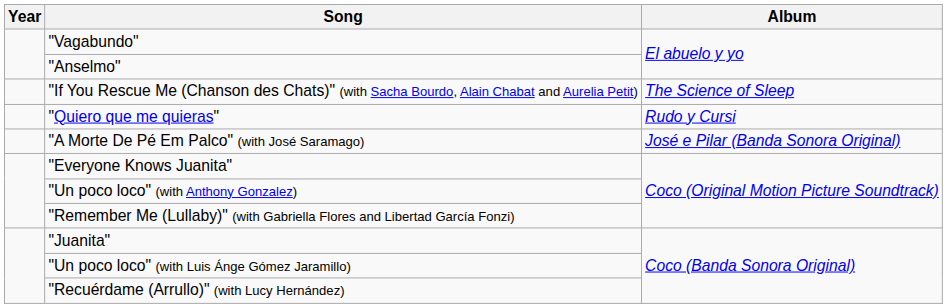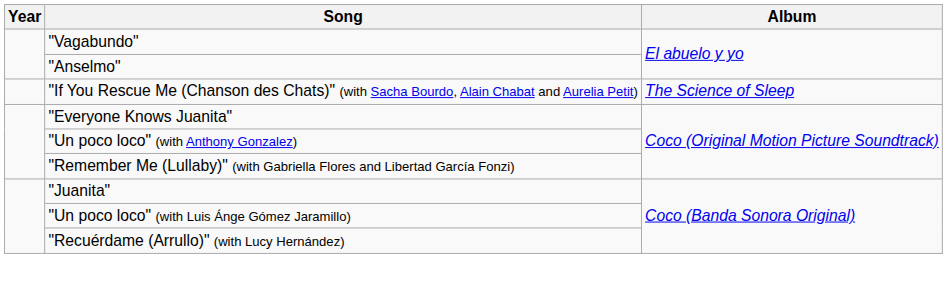- row: (134, 116)
- row: (206, 141)
